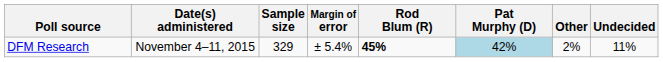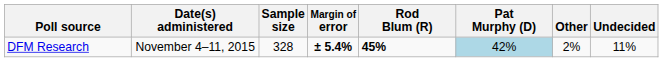(283, 47) 329 -> (283, 47) 328
(333, 47) normal -> (333, 47) bold
